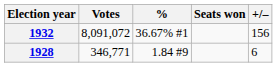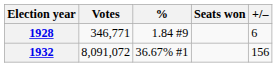rows swapped: (41, 52) <-> (41, 33)
